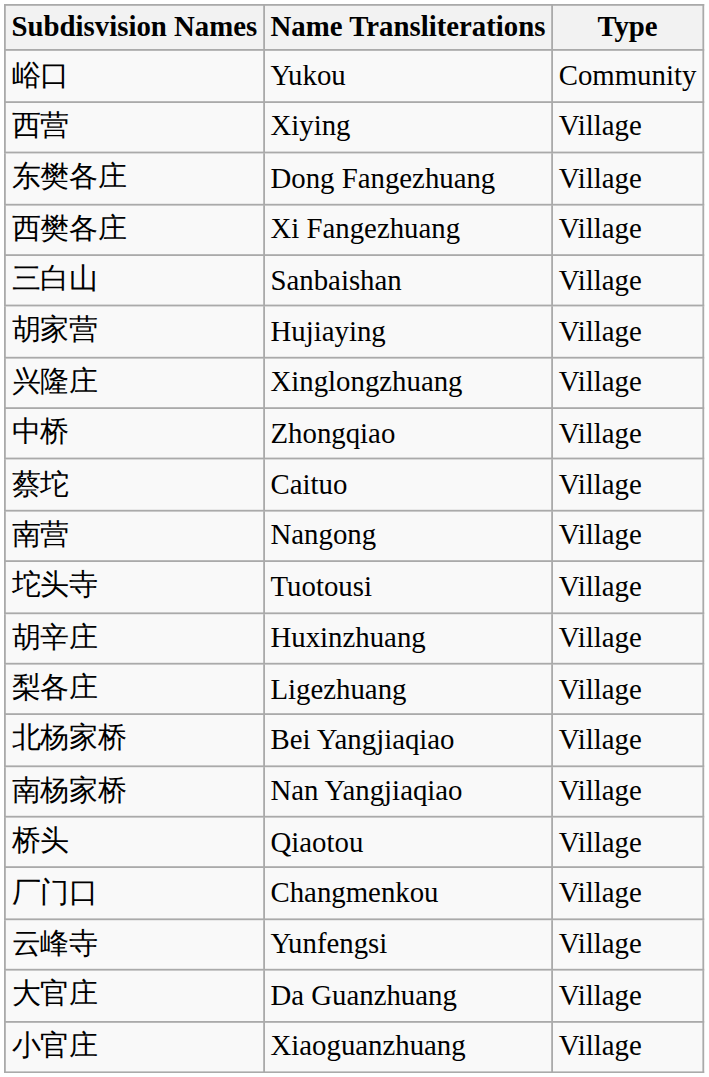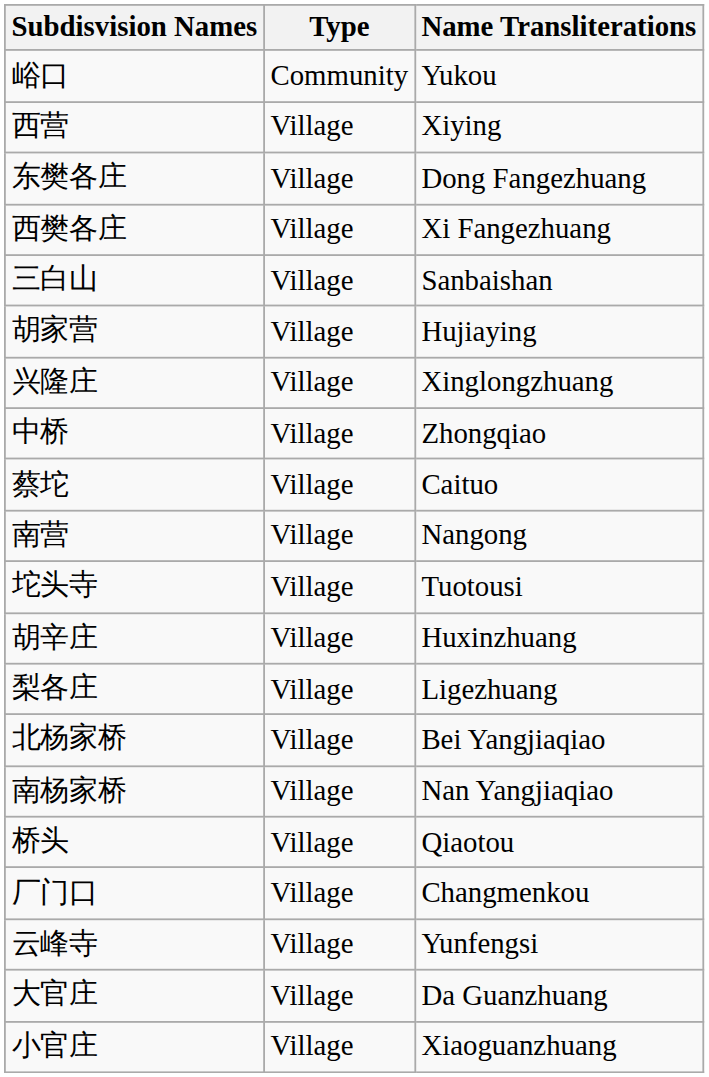columns swapped: (408, 27) <-> (628, 27)
